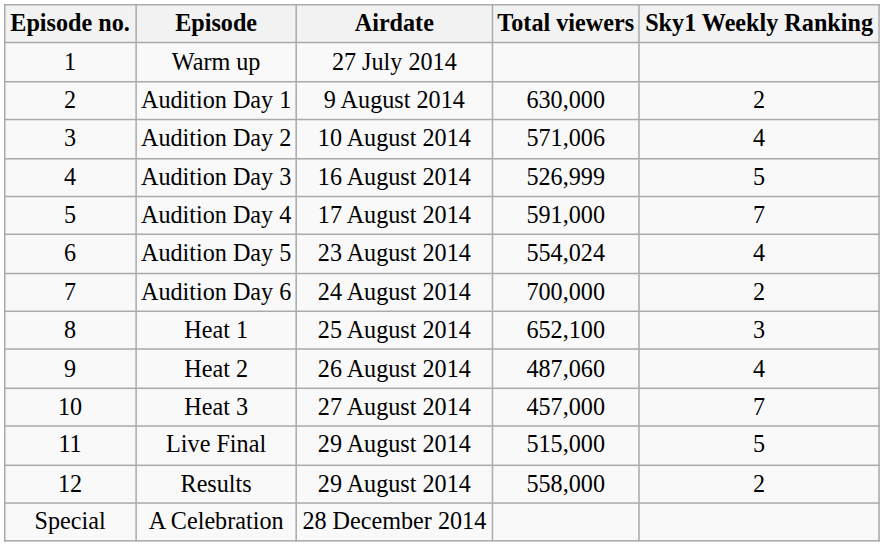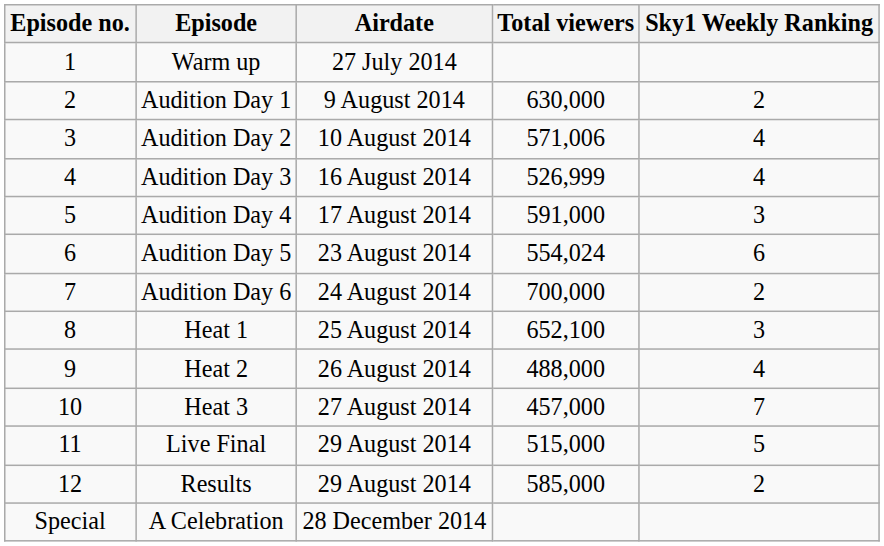(759, 176) 5 -> (759, 176) 4
(759, 215) 7 -> (759, 215) 3
(759, 253) 4 -> (759, 253) 6
(566, 368) 487,060 -> (566, 368) 488,000
(566, 483) 558,000 -> (566, 483) 585,000
